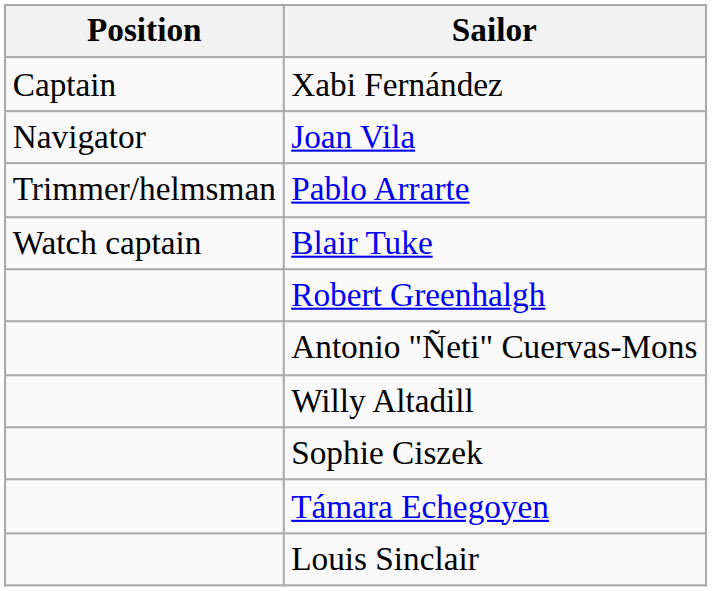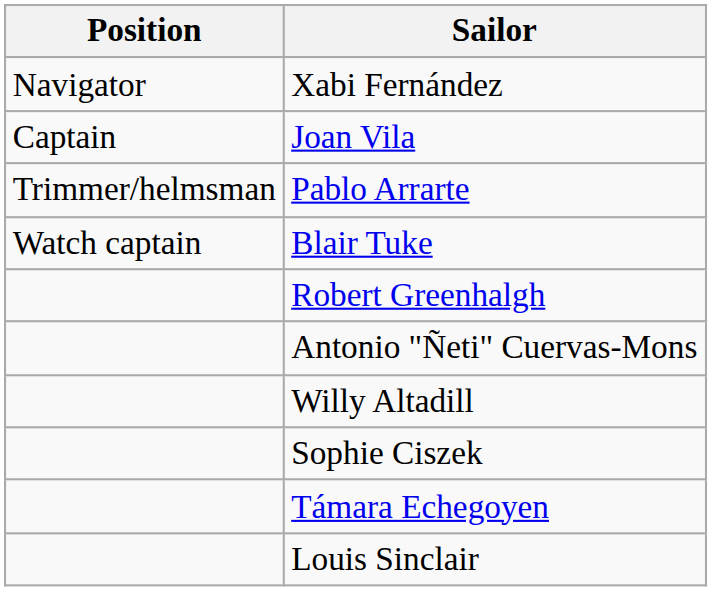(64, 83) Captain -> (79, 83) Navigator
(79, 136) Navigator -> (64, 136) Captain
